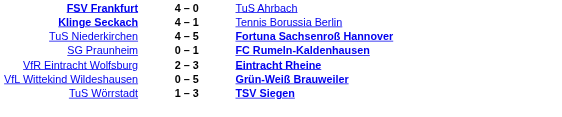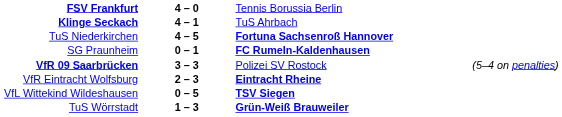(266, 8) TuS Ahrbach -> (289, 8) Tennis Borussia Berlin
(289, 22) Tennis Borussia Berlin -> (266, 22) TuS Ahrbach
+ row: (87, 65)
(292, 79) Grün-Weiß Brauweiler -> (265, 93) TSV Siegen
(265, 93) TSV Siegen -> (292, 108) Grün-Weiß Brauweiler
